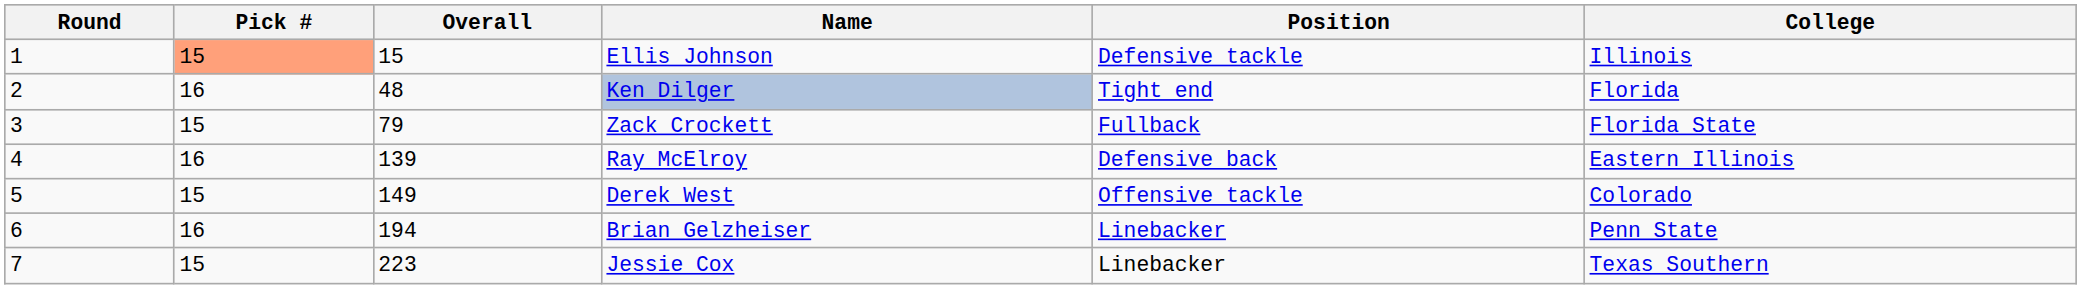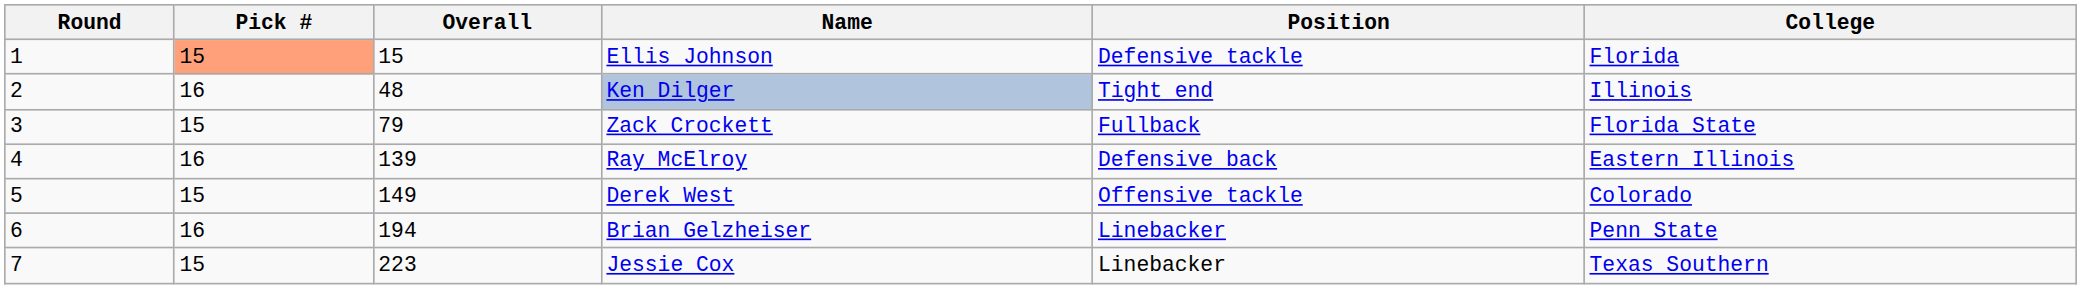(1641, 57) Illinois -> (1634, 57) Florida
(1634, 92) Florida -> (1641, 92) Illinois
